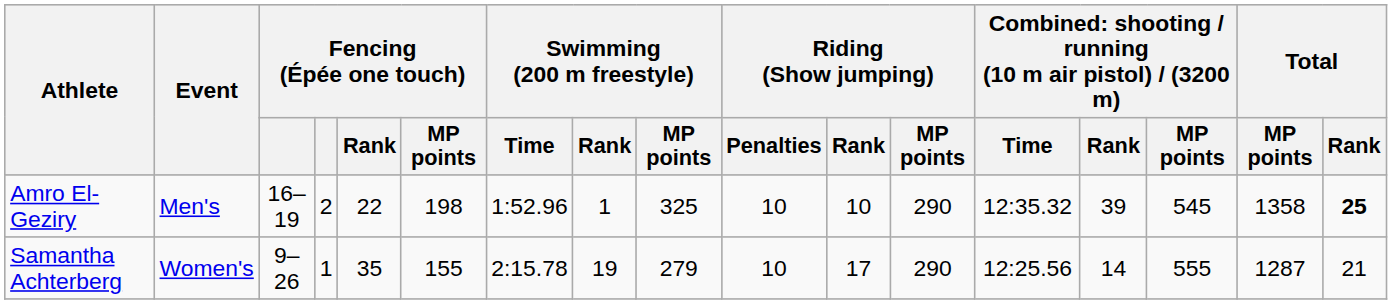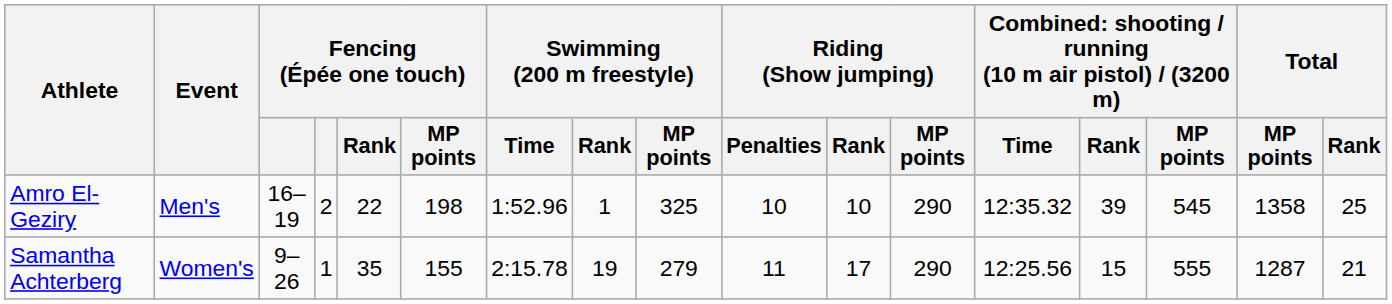(1354, 206) bold -> (1354, 206) normal
(774, 268) 10 -> (774, 268) 11
(1113, 268) 14 -> (1113, 268) 15
